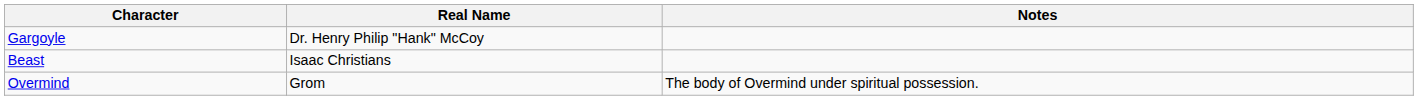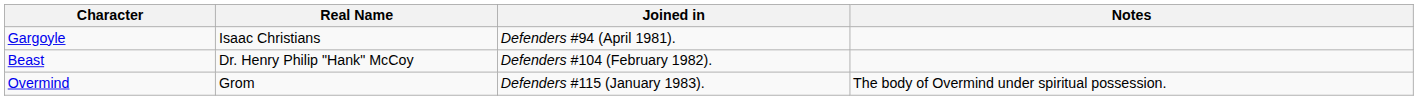+ column: (674, 15)
(387, 38) Dr. Henry Philip "Hank" McCoy -> (270, 38) Isaac Christians
(340, 60) Isaac Christians -> (316, 60) Dr. Henry Philip "Hank" McCoy
